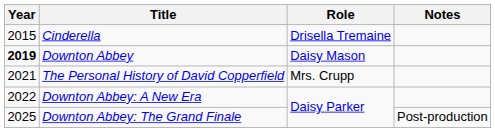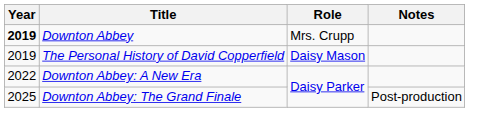- row: (71, 35)
(328, 55) Daisy Mason -> (322, 35) Mrs. Crupp
(22, 76) 2021 -> (22, 55) 2019
(322, 76) Mrs. Crupp -> (328, 55) Daisy Mason
